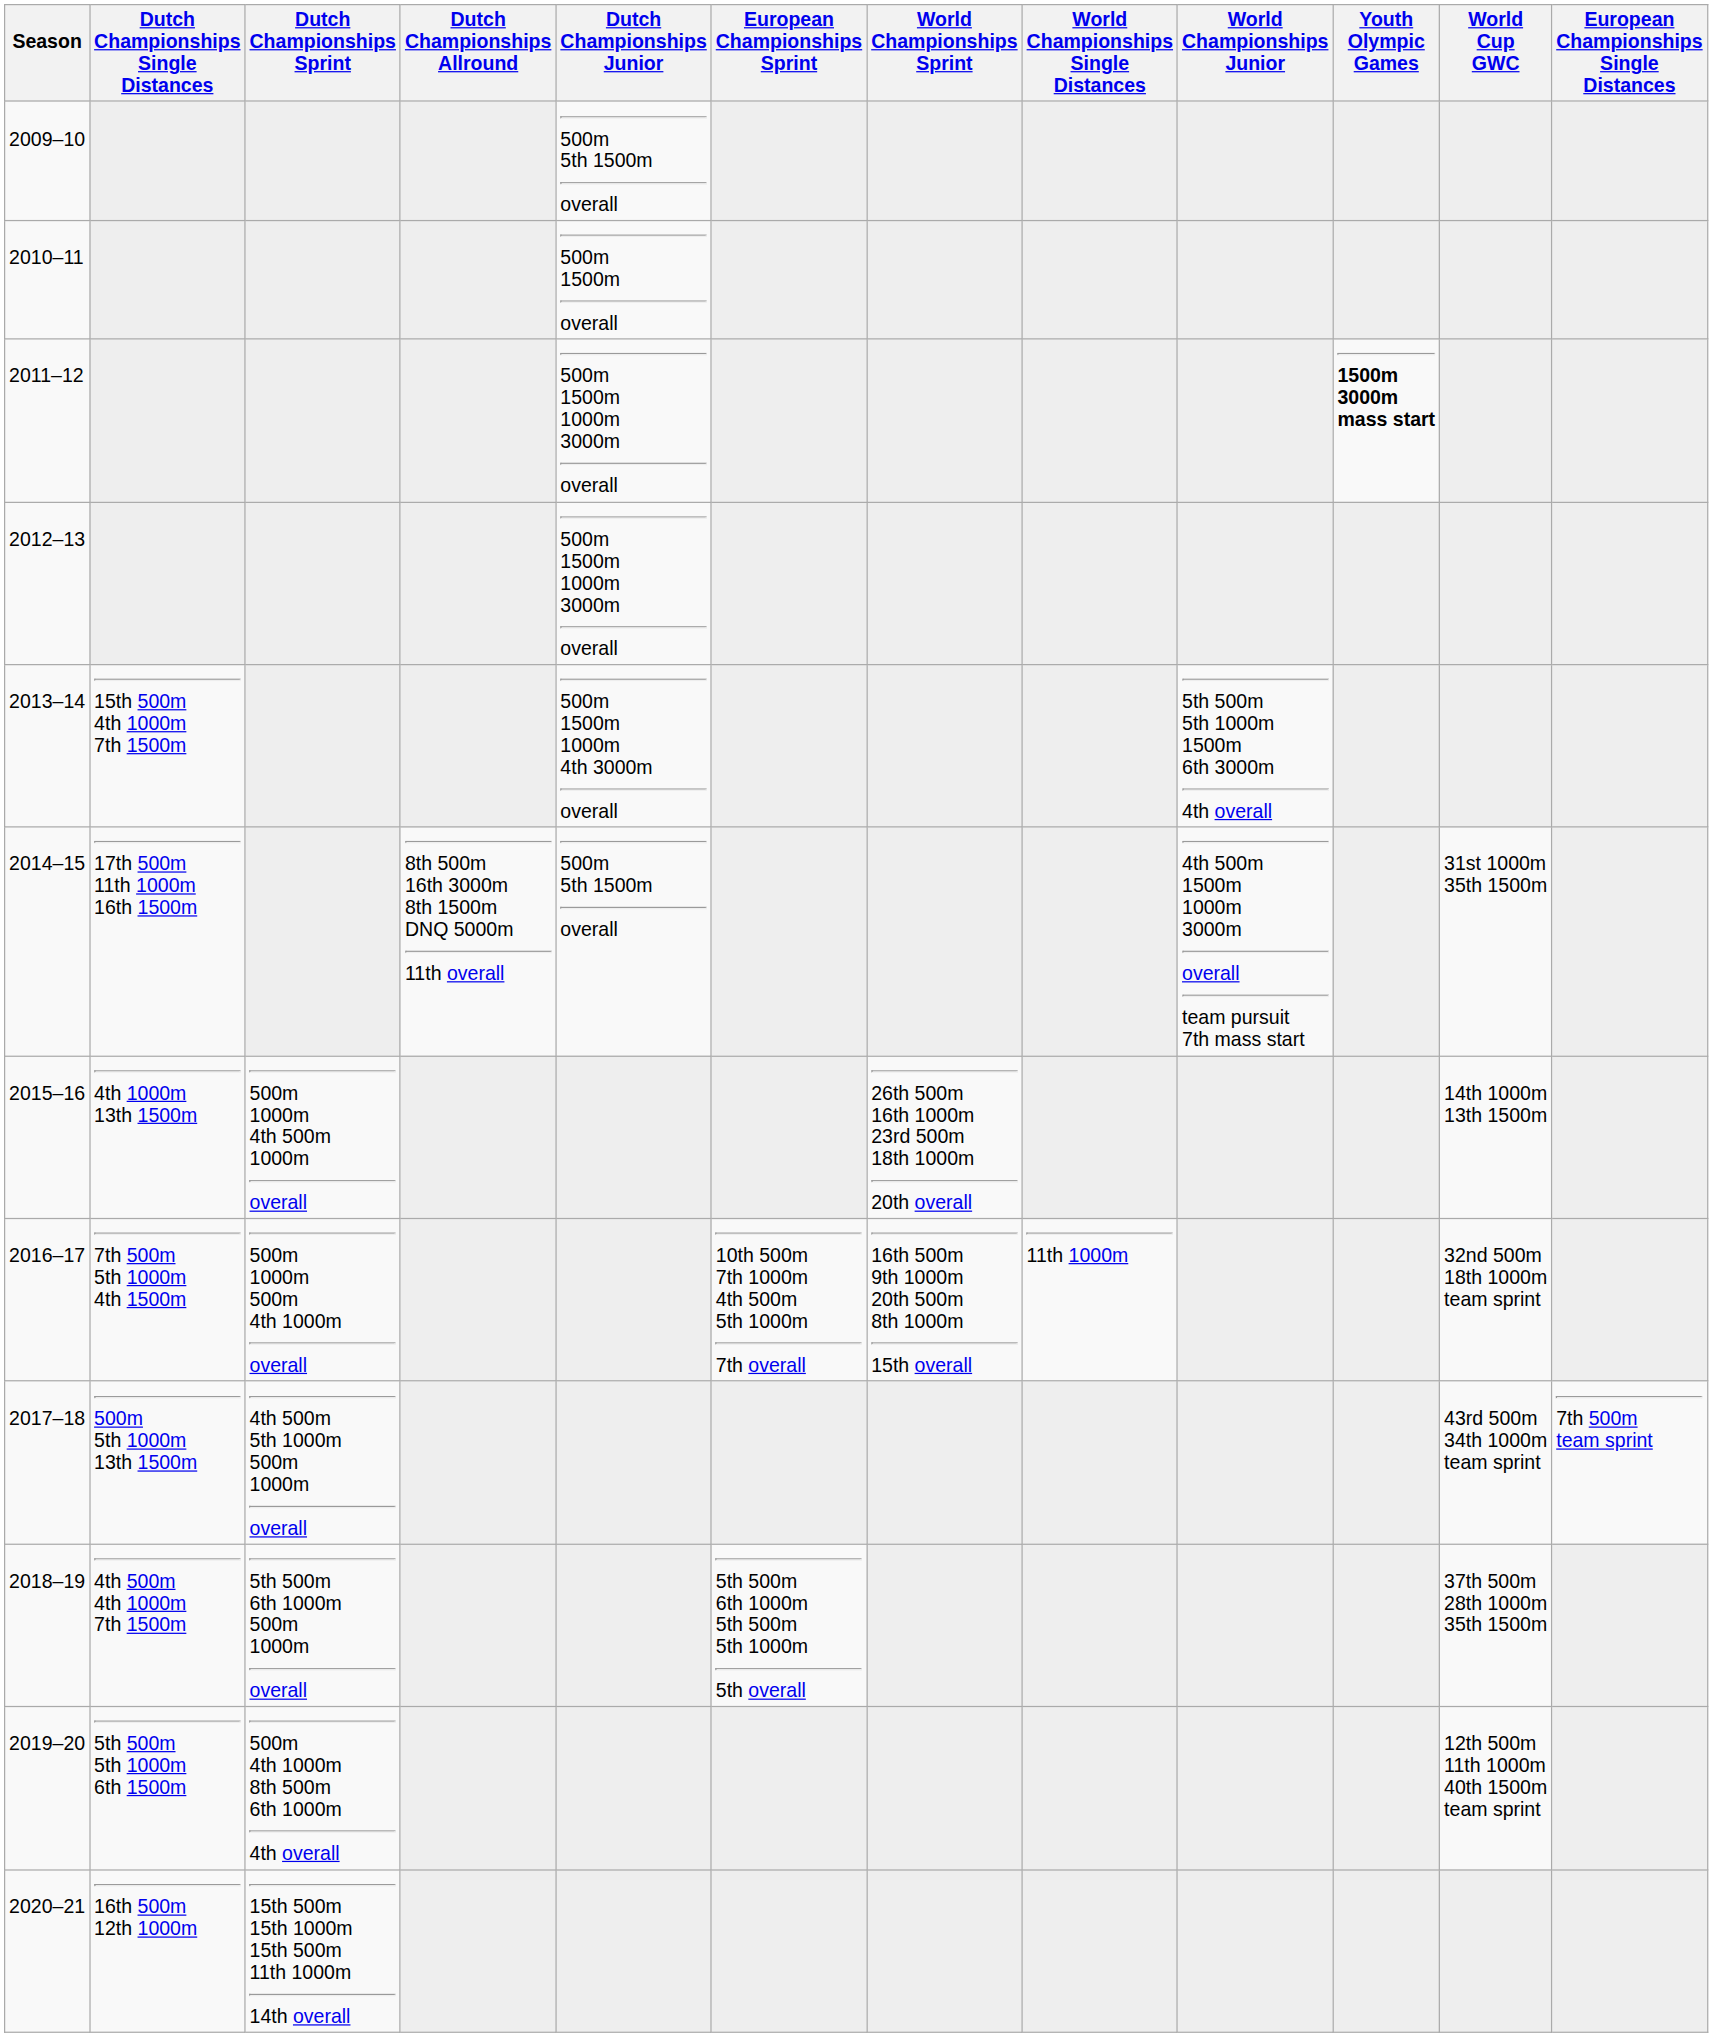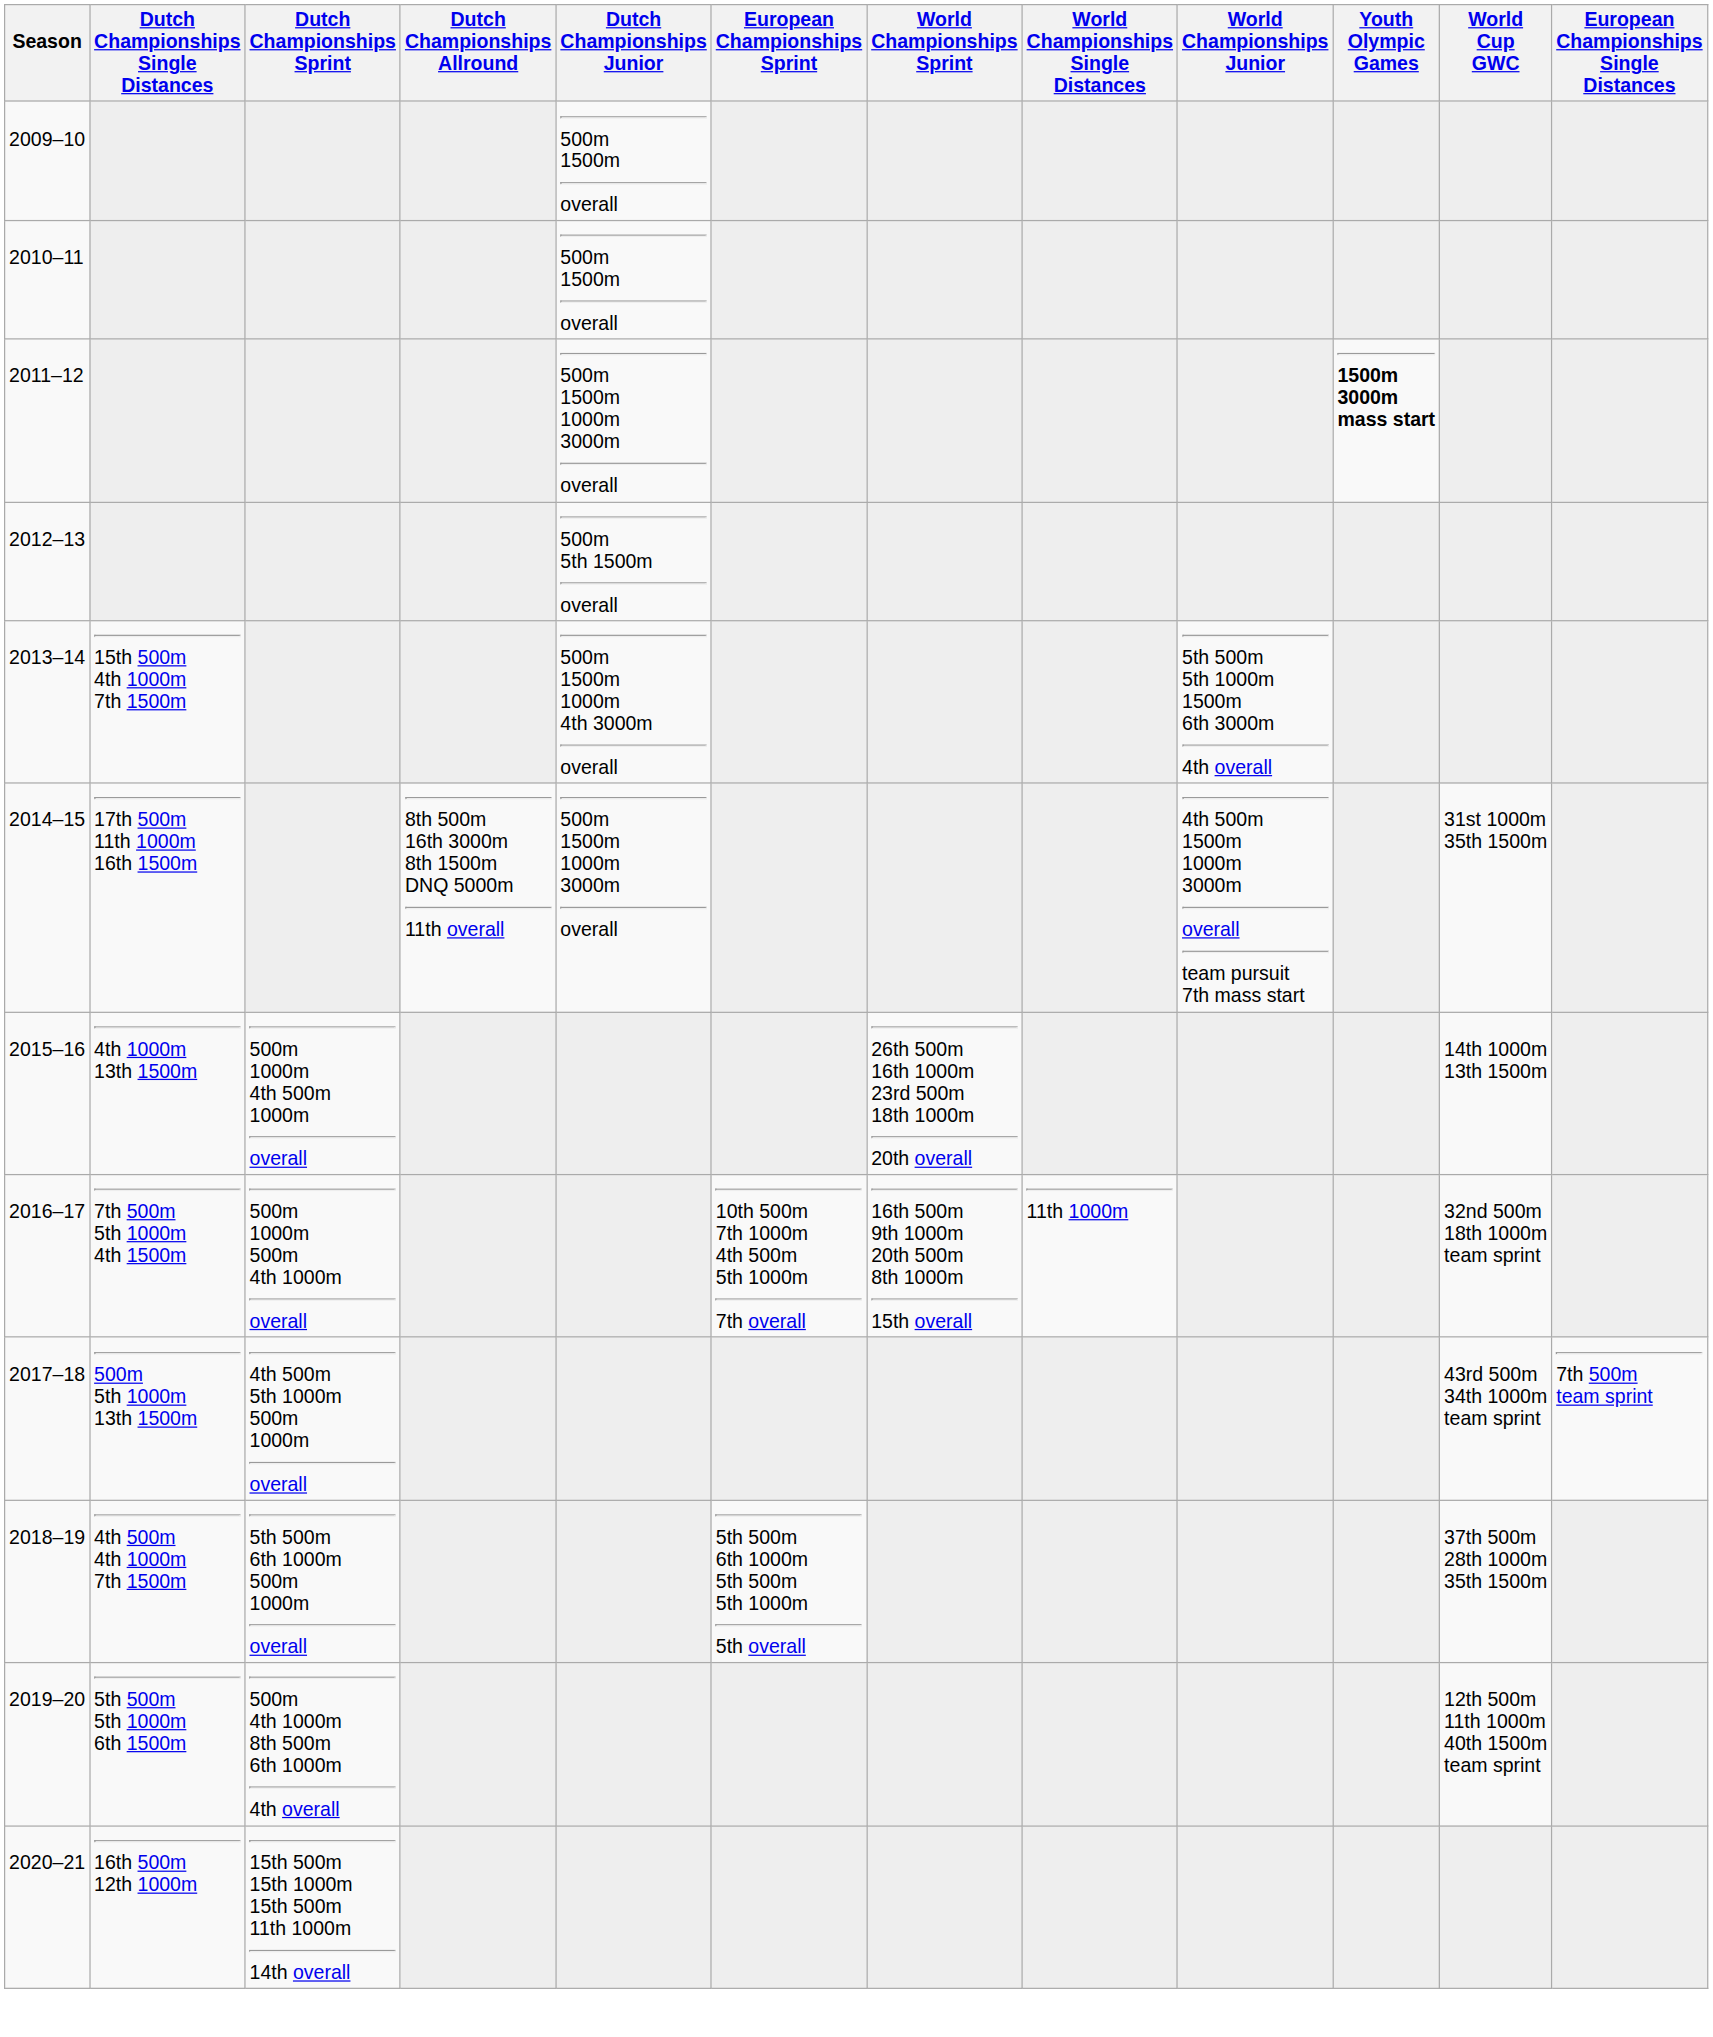(634, 165) 500m 5th 1500m overall -> (634, 165) 500m 1500m overall
(634, 587) 500m 1500m 1000m 3000m overall -> (634, 565) 500m 5th 1500m overall
(634, 891) 500m 5th 1500m overall -> (634, 869) 500m 1500m 1000m 3000m overall
